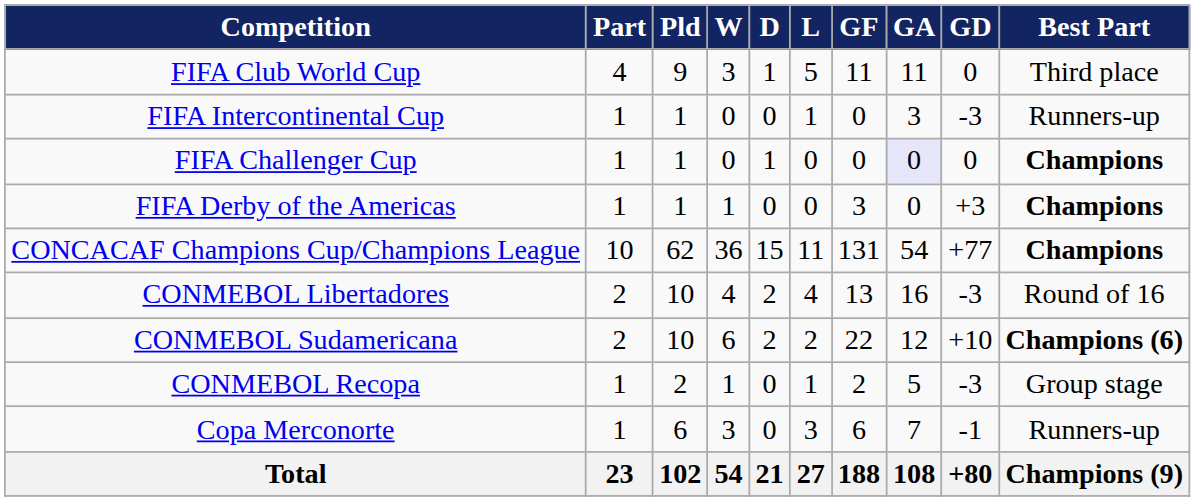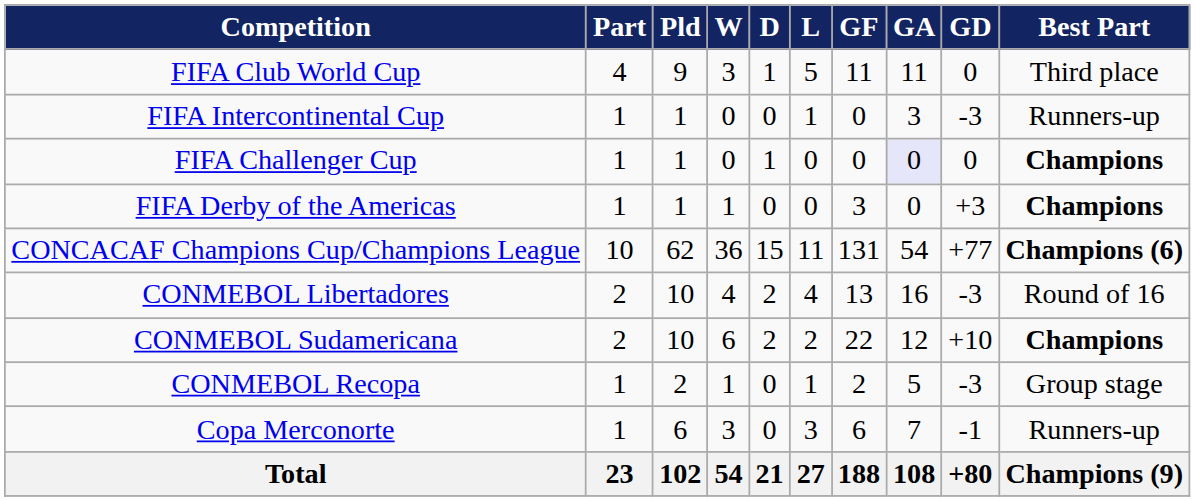(1094, 250) Champions -> (1094, 250) Champions (6)
(1094, 339) Champions (6) -> (1094, 339) Champions
